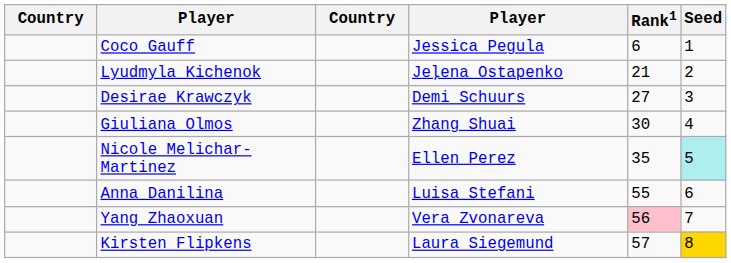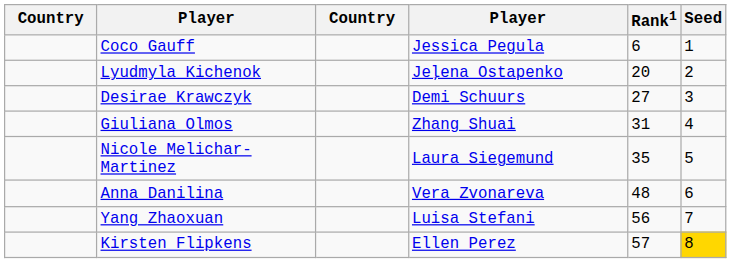(641, 73) 21 -> (641, 73) 20
(641, 124) 30 -> (641, 124) 31
(464, 159) Ellen Perez -> (483, 159) Laura Siegemund
(689, 159) paleturquoise background -> (689, 159) no background
(473, 193) Luisa Stefani -> (478, 193) Vera Zvonareva
(641, 193) 55 -> (641, 193) 48
(478, 219) Vera Zvonareva -> (473, 219) Luisa Stefani
(641, 219) pink background -> (641, 219) no background
(483, 245) Laura Siegemund -> (464, 245) Ellen Perez
